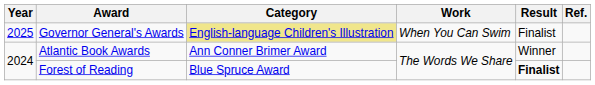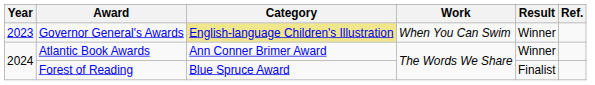(20, 32) 2025 -> (20, 32) 2023
(537, 32) Finalist -> (537, 32) Winner
(539, 70) bold -> (537, 70) normal
